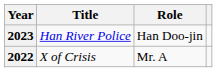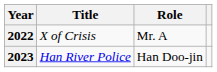rows swapped: (21, 56) <-> (21, 35)
